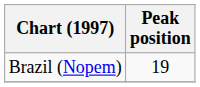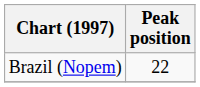(160, 67) 19 -> (160, 67) 22
